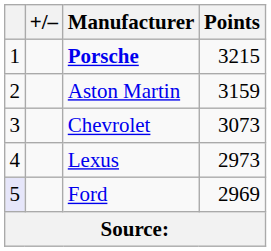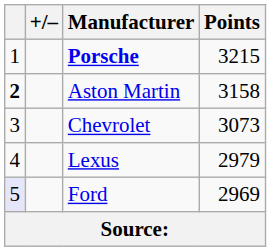(15, 91) normal -> (15, 91) bold
(239, 91) 3159 -> (239, 91) 3158
(239, 160) 2973 -> (239, 160) 2979
